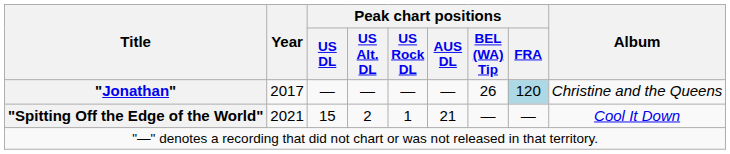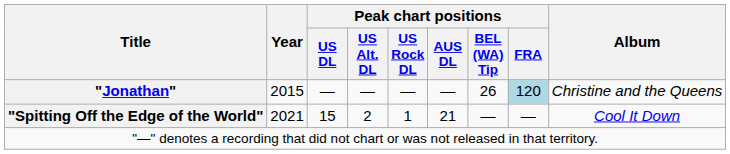(287, 91) 2017 -> (287, 91) 2015
